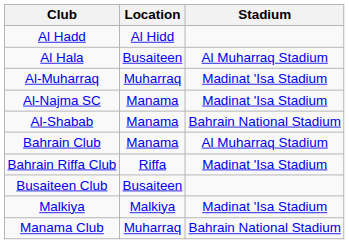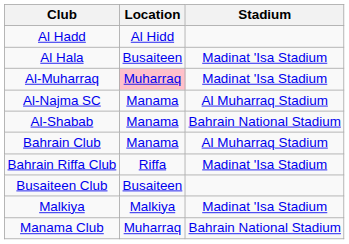(265, 57) Al Muharraq Stadium -> (265, 57) Madinat 'Isa Stadium
(152, 79) no background -> (152, 79) pink background
(265, 100) Madinat 'Isa Stadium -> (265, 100) Al Muharraq Stadium
